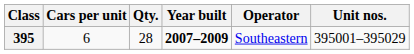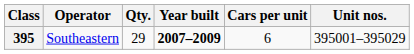columns swapped: (271, 15) <-> (86, 15)
(146, 37) 28 -> (138, 37) 29
